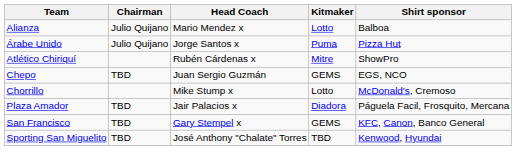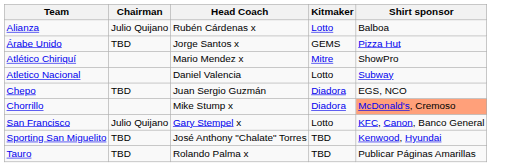(208, 28) Mario Mendez x -> (214, 28) Rubén Cárdenas x
(140, 43) Julio Quijano -> (121, 43) TBD
(324, 43) Puma -> (326, 43) GEMS
(214, 59) Rubén Cárdenas x -> (208, 59) Mario Mendez x
+ row: (44, 75)
(326, 75) GEMS -> (329, 91) Diadora
(322, 91) Lotto -> (329, 106) Diadora
(407, 91) no background -> (407, 106) lightsalmon background
- row: (37, 106)
(121, 122) TBD -> (140, 122) Julio Quijano
(326, 122) GEMS -> (322, 122) Lotto
+ row: (19, 153)
